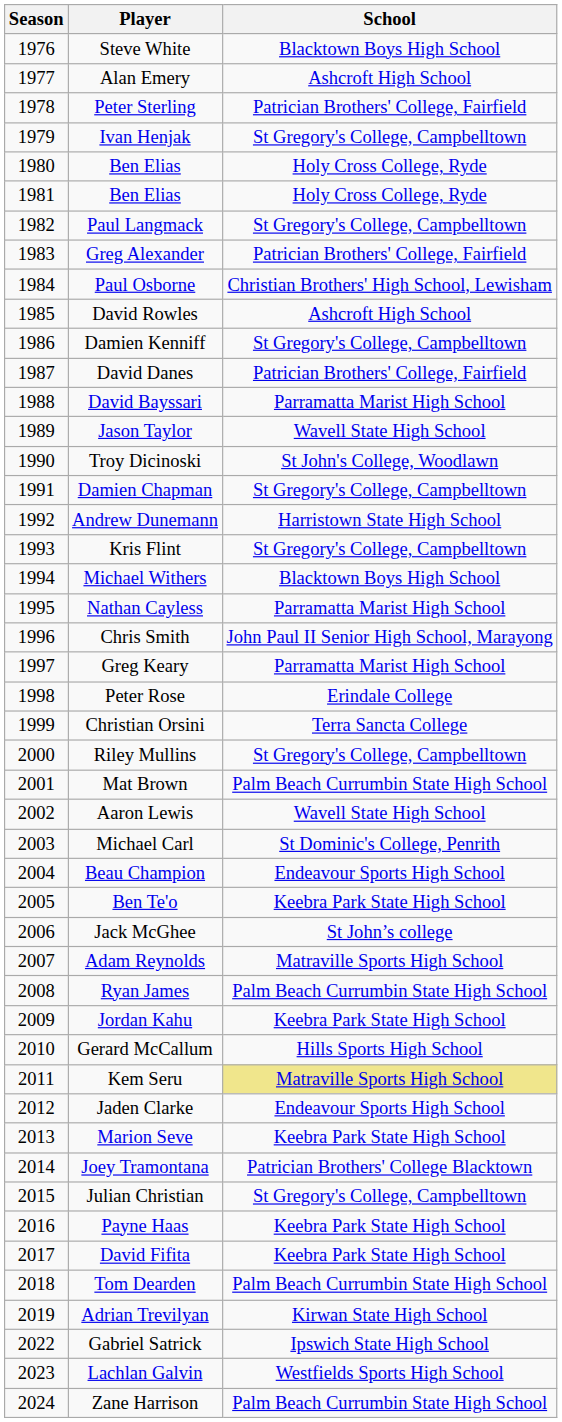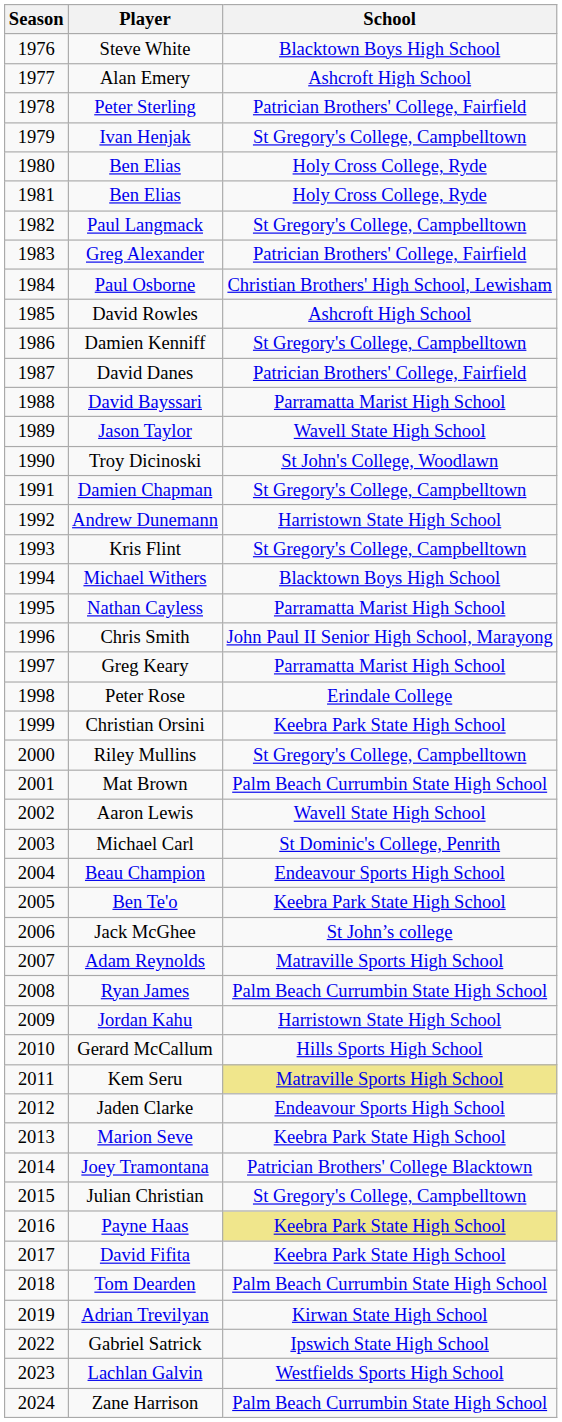(390, 725) Terra Sancta College -> (390, 725) Keebra Park State High School
(390, 1020) Keebra Park State High School -> (390, 1020) Harristown State High School
(390, 1226) no background -> (390, 1226) khaki background
